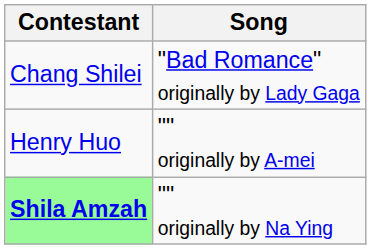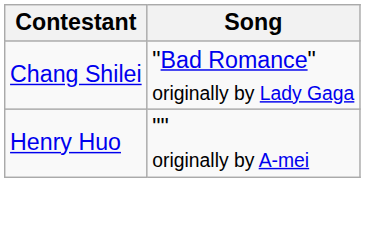- row: (79, 210)
